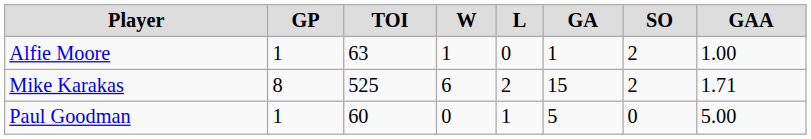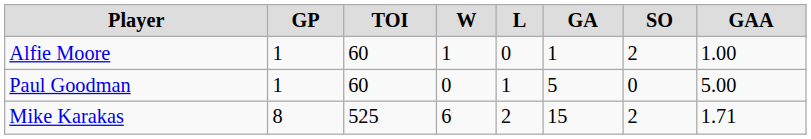(358, 52) 63 -> (358, 52) 60
rows swapped: (67, 85) <-> (70, 117)
